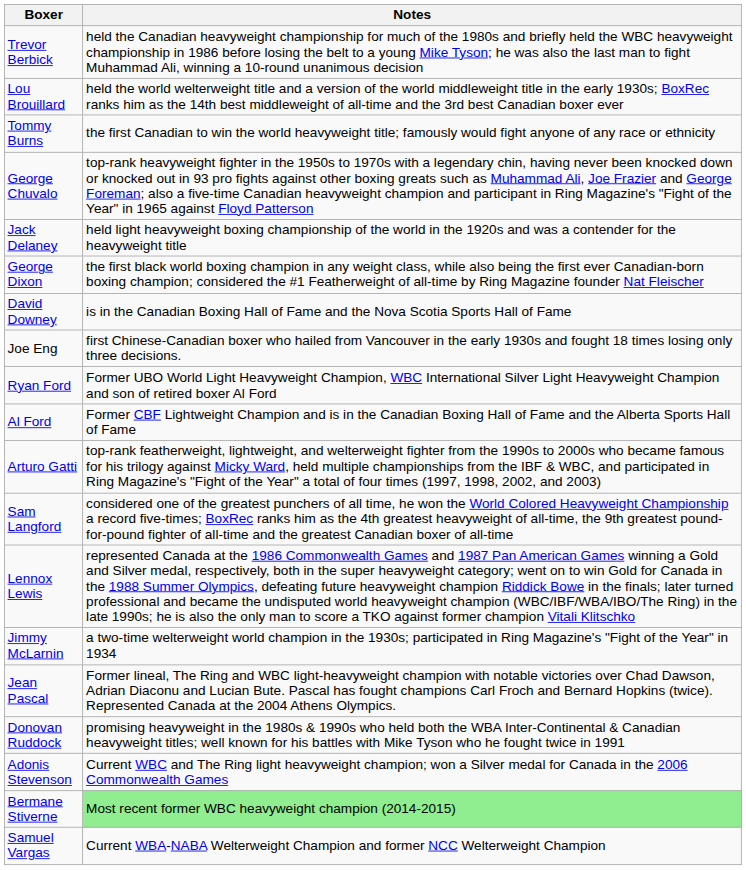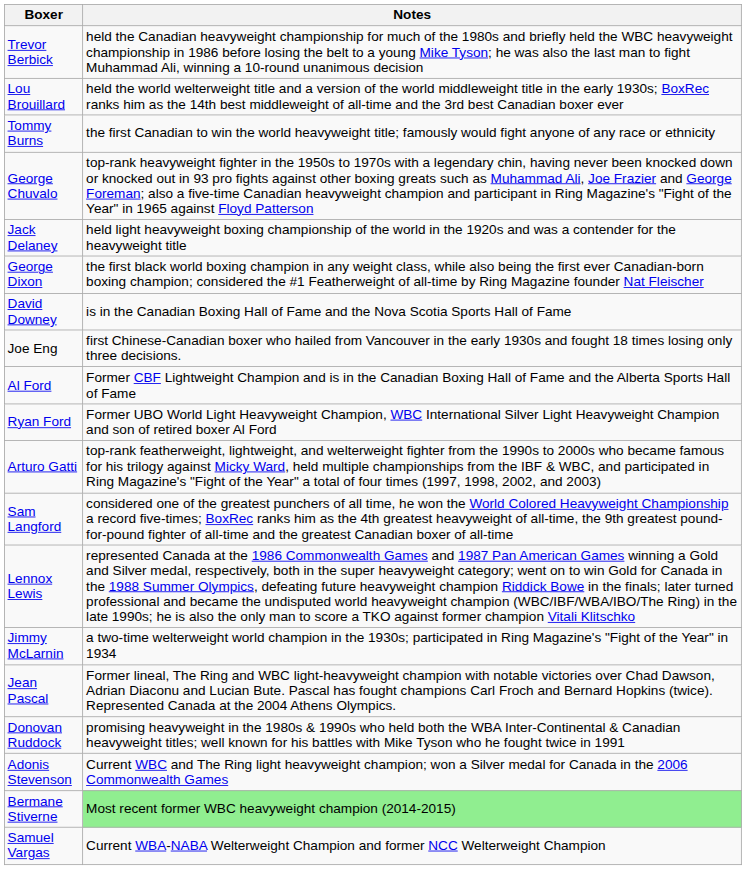rows swapped: (29, 422) <-> (39, 385)
